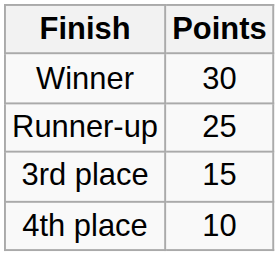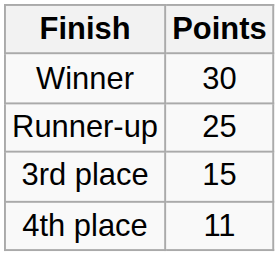(219, 224) 10 -> (219, 224) 11
